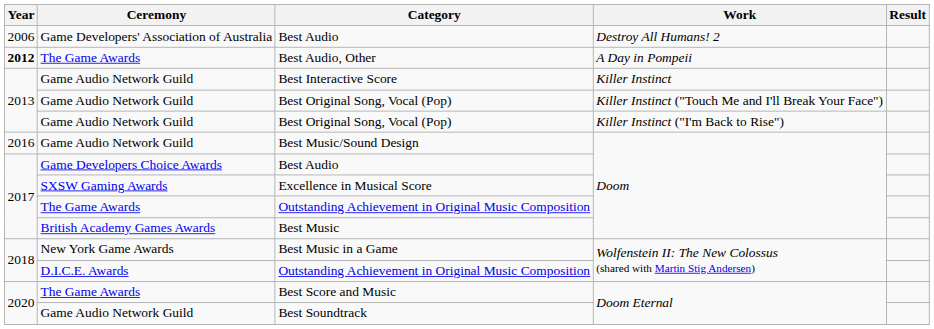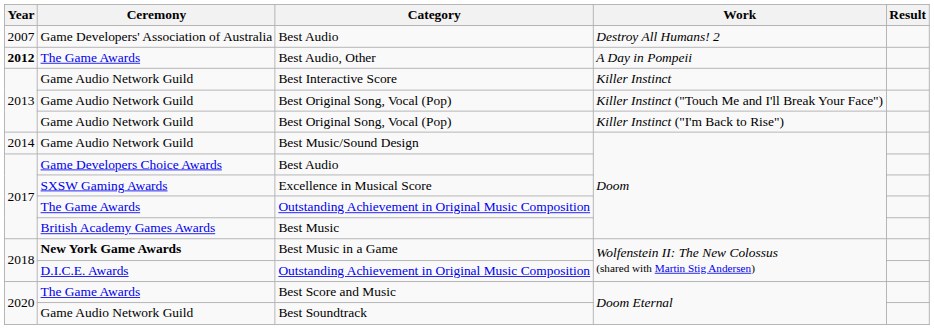(21, 36) 2006 -> (21, 36) 2007
(21, 143) 2016 -> (21, 143) 2014
(107, 249) normal -> (111, 249) bold
